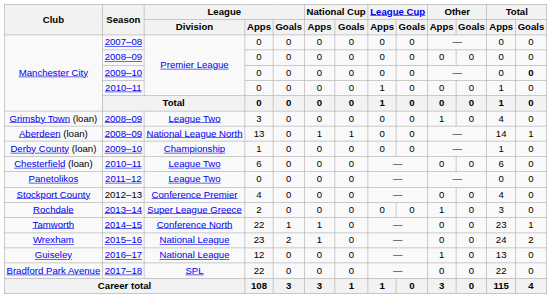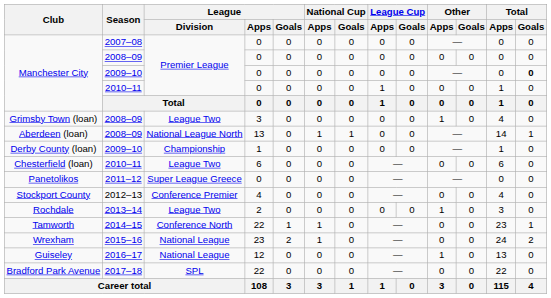(195, 179) League Two -> (195, 179) Super League Greece
(195, 210) Super League Greece -> (195, 210) League Two
